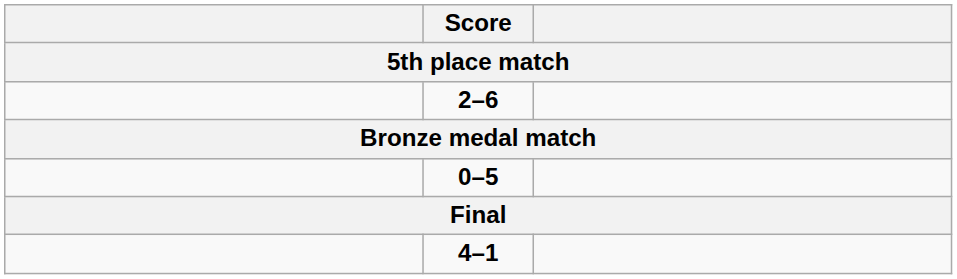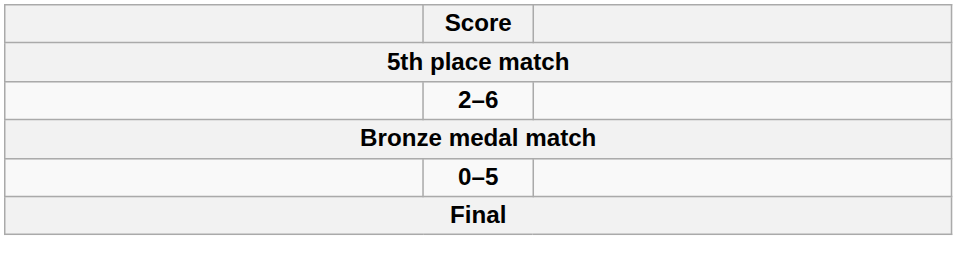- row: (478, 253)
